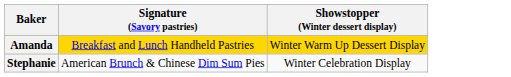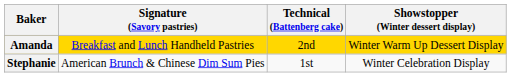+ column: (306, 20)
